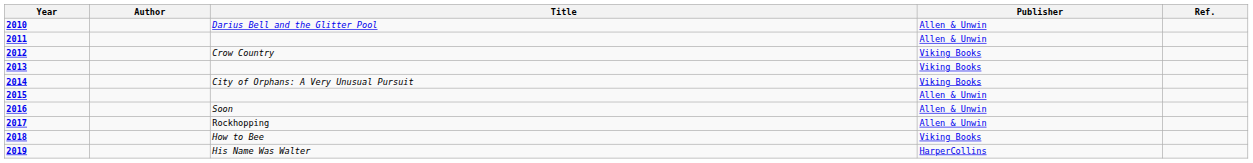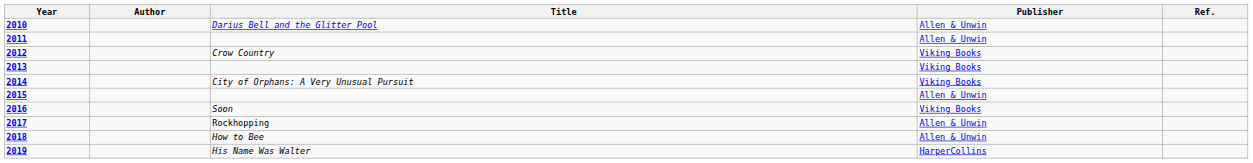(953, 109) Allen & Unwin -> (950, 109) Viking Books
(950, 137) Viking Books -> (953, 137) Allen & Unwin
